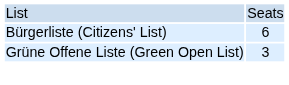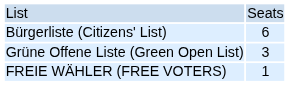+ row: (116, 72)
